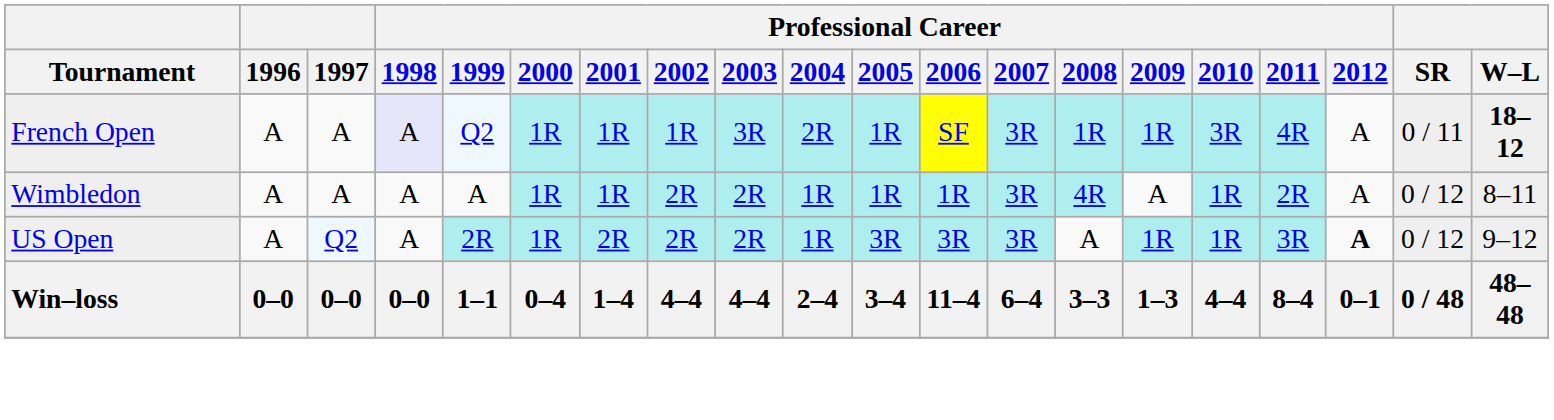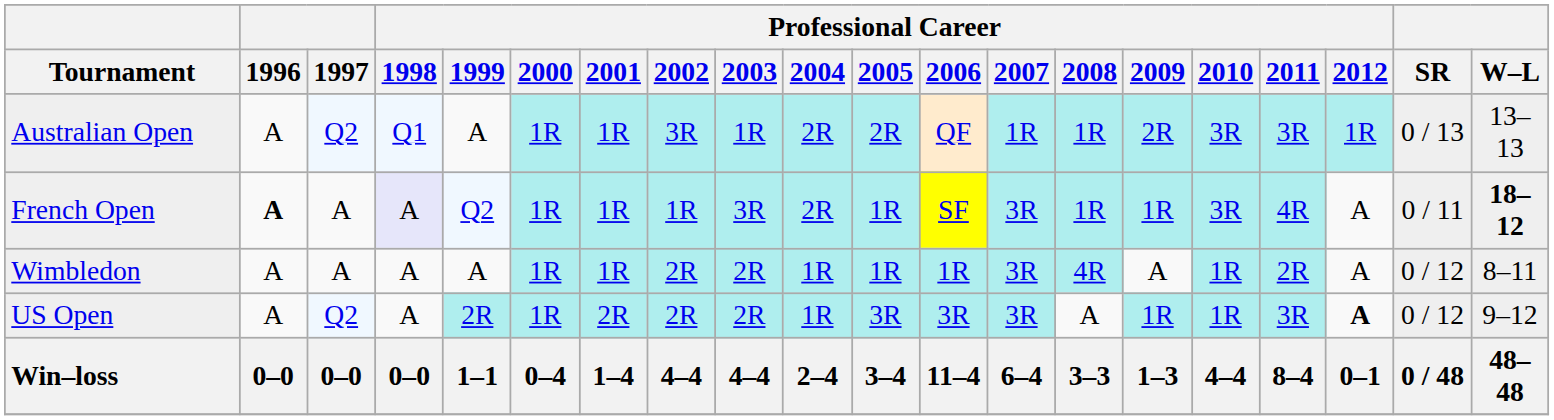+ row: (102, 132)
(273, 132) normal -> (273, 208) bold
